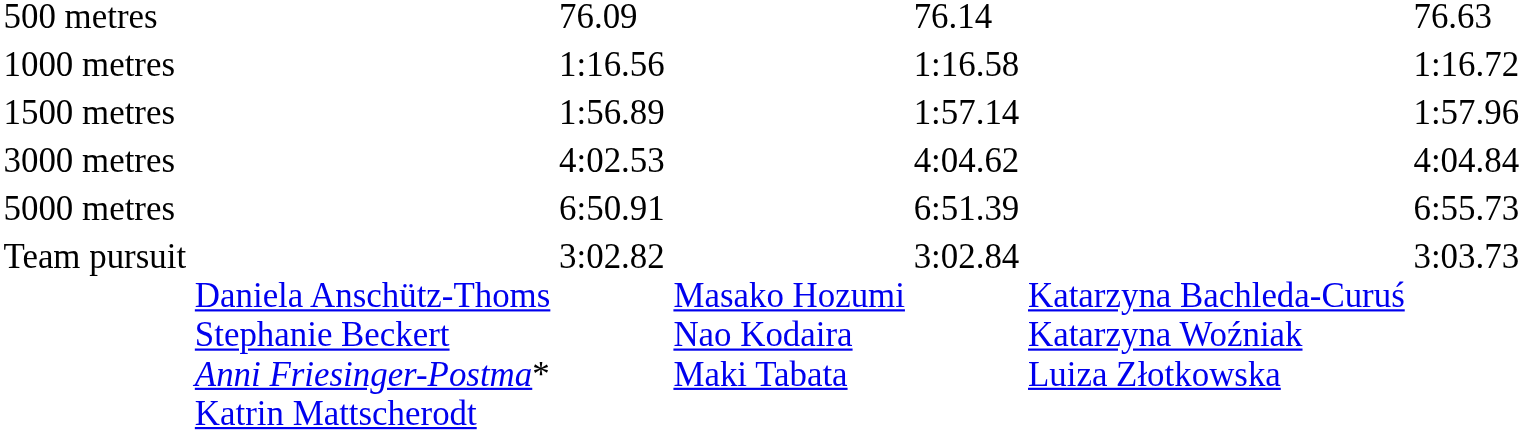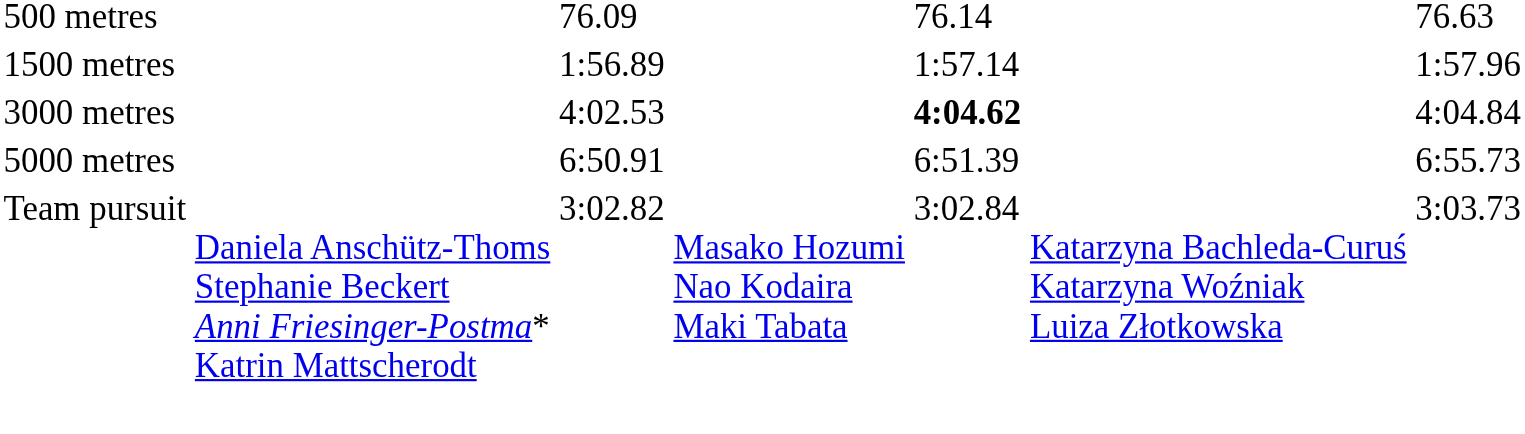- row: (89, 64)
(966, 160) normal -> (967, 112) bold
